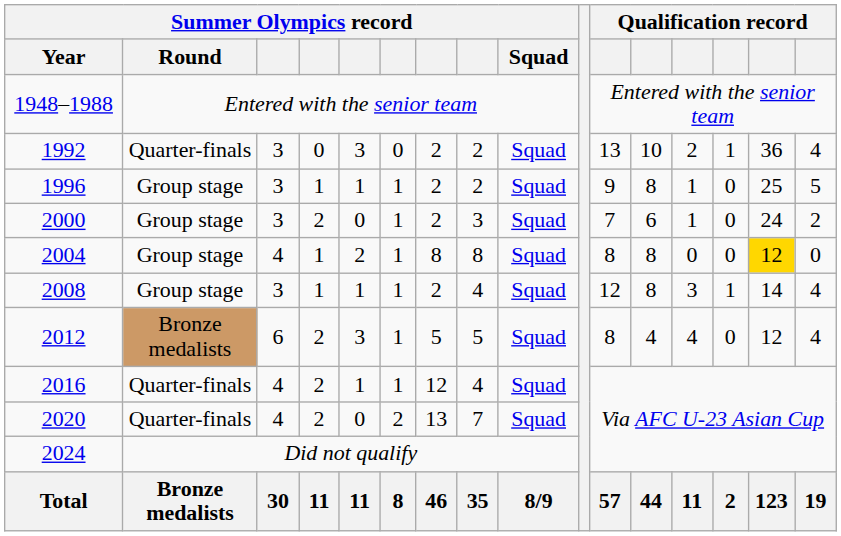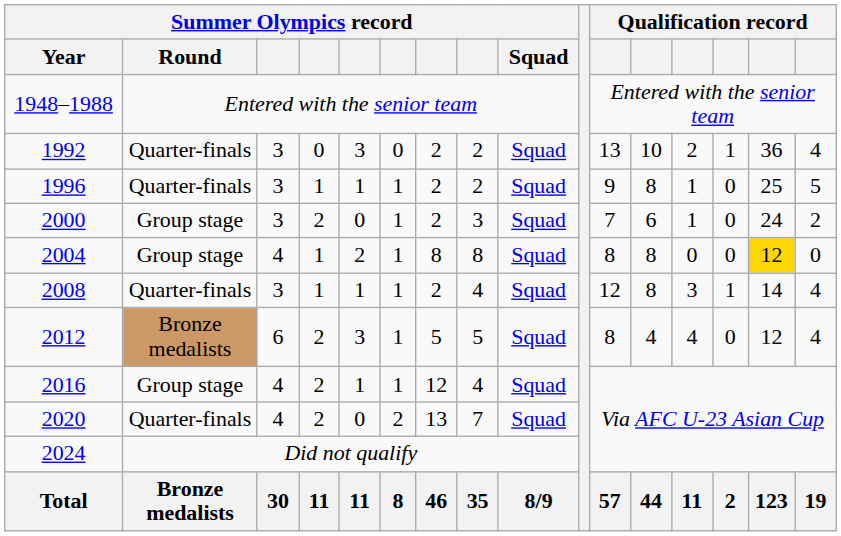(190, 185) Group stage -> (190, 185) Quarter-finals
(190, 289) Group stage -> (190, 289) Quarter-finals
(190, 384) Quarter-finals -> (190, 384) Group stage
